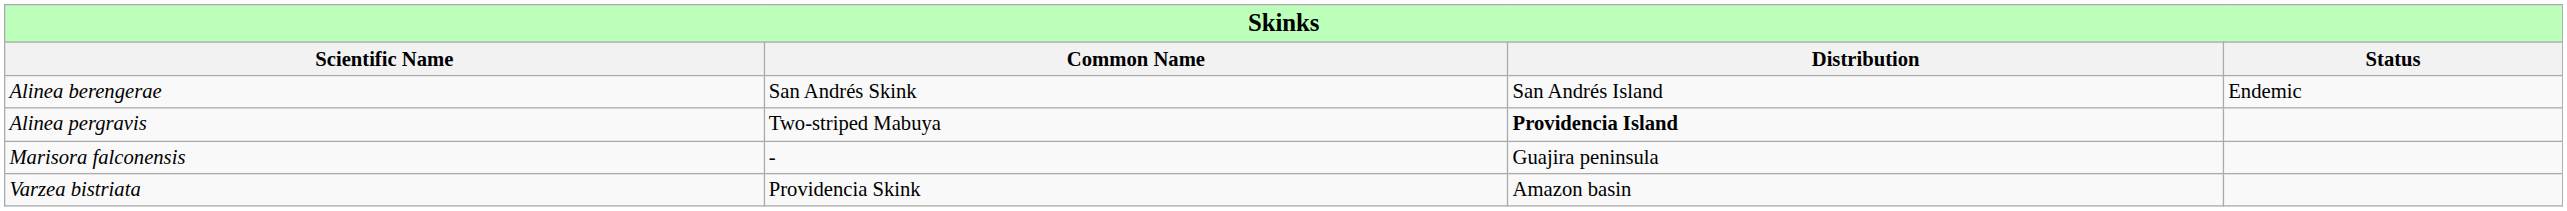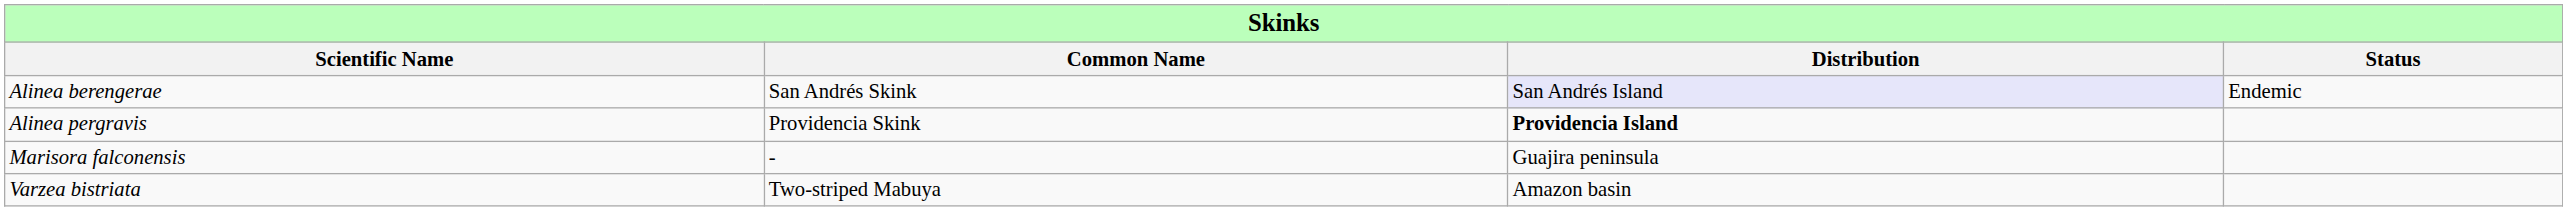(1588, 91) no background -> (1588, 91) lavender background
(855, 124) Two-striped Mabuya -> (845, 124) Providencia Skink
(845, 189) Providencia Skink -> (855, 189) Two-striped Mabuya
